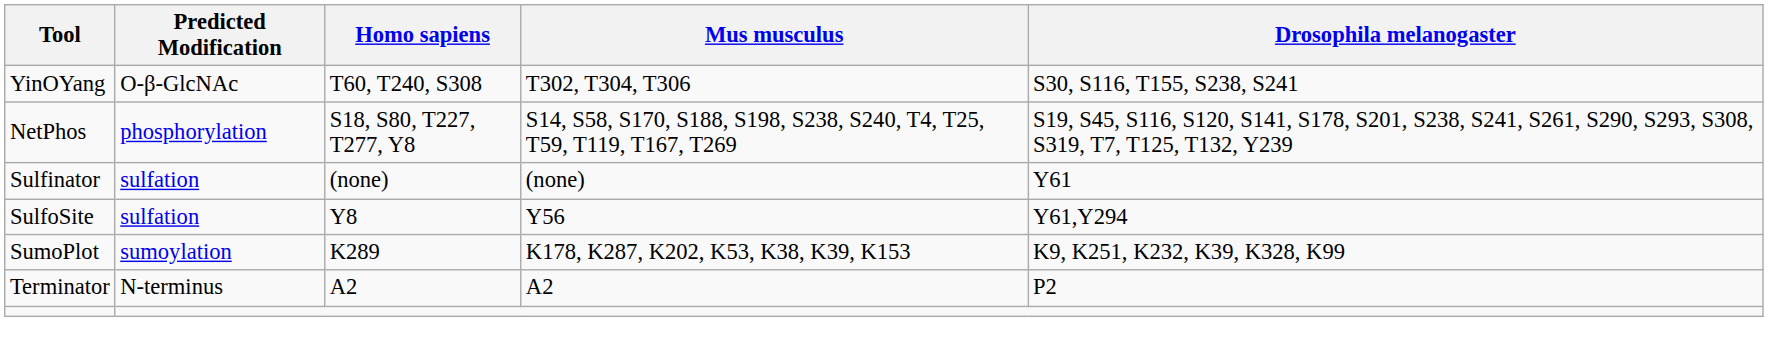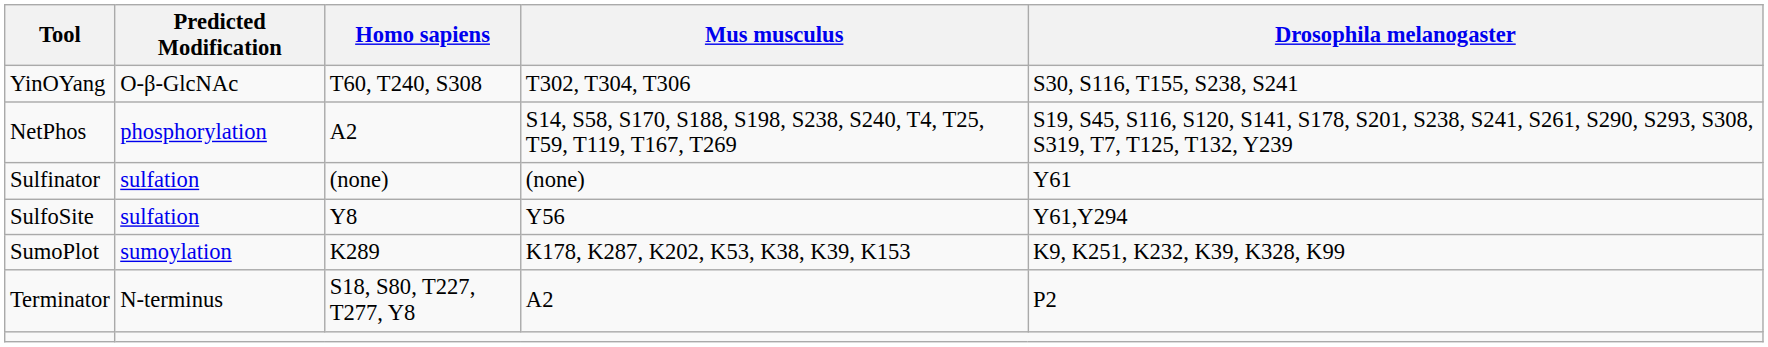(402, 132) S18, S80, T227, T277, Y8 -> (343, 132) A2
(343, 287) A2 -> (402, 300) S18, S80, T227, T277, Y8
